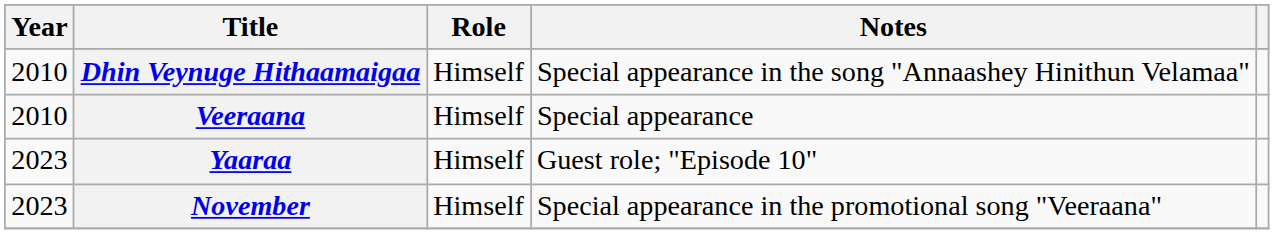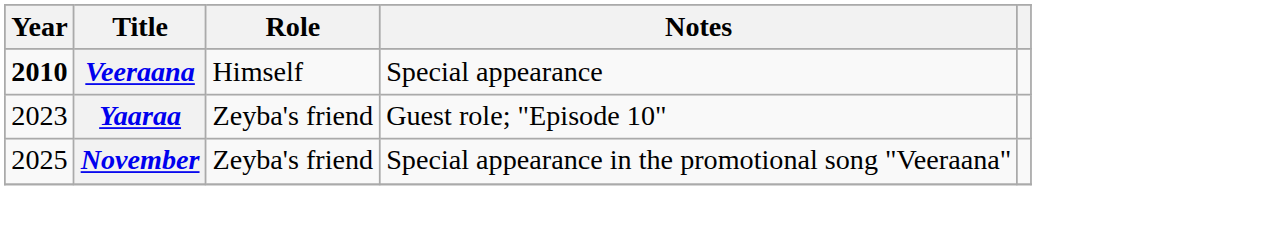- row: (250, 71)
(40, 116) normal -> (40, 71) bold
(479, 160) Himself -> (293, 116) Zeyba's friend
(40, 205) 2023 -> (40, 160) 2025
(479, 205) Himself -> (293, 160) Zeyba's friend
